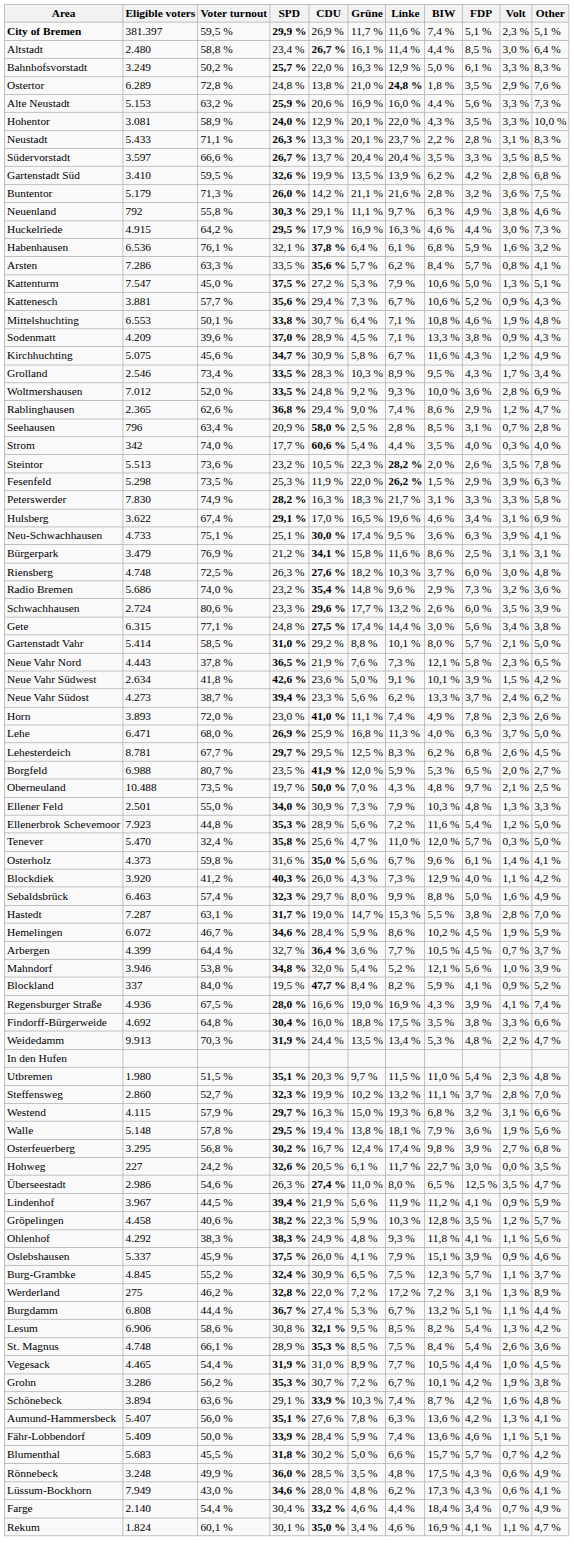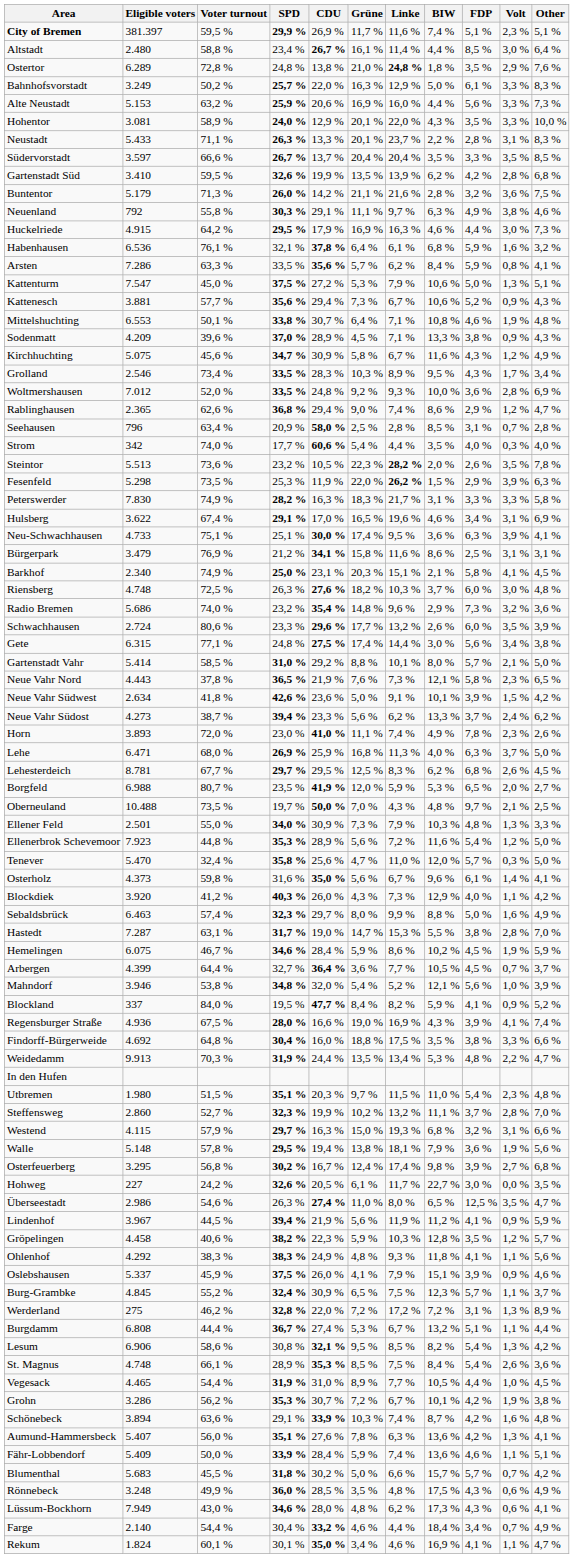rows swapped: (47, 67) <-> (26, 85)
(478, 265) 5,7 % -> (478, 265) 5,9 %
+ row: (26, 572)
(138, 932) 6.072 -> (138, 950) 6.075
